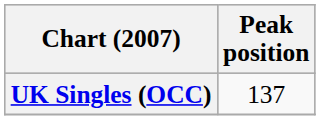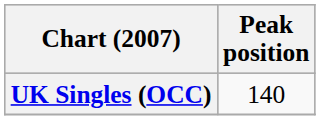(266, 93) 137 -> (266, 93) 140
